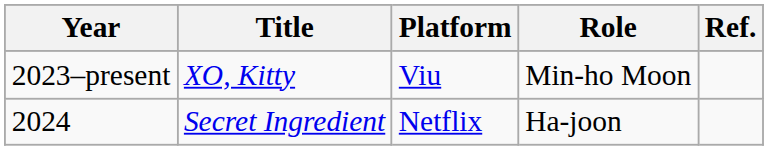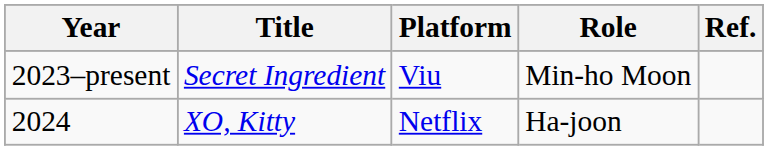(239, 74) XO, Kitty -> (285, 74) Secret Ingredient
(285, 121) Secret Ingredient -> (239, 121) XO, Kitty
